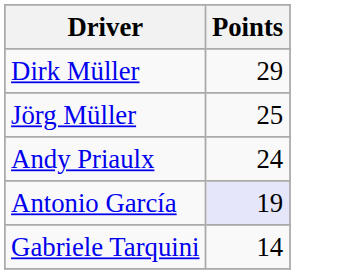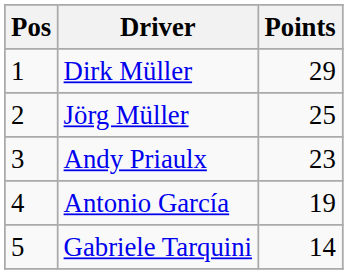+ column: (31, 26)
(270, 159) 24 -> (322, 159) 23
(270, 203) lavender background -> (322, 203) no background
